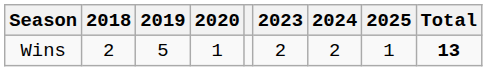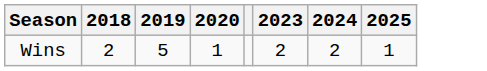- column: (449, 20)
